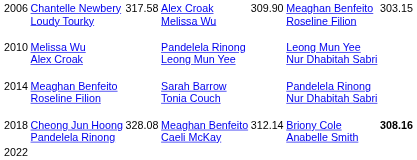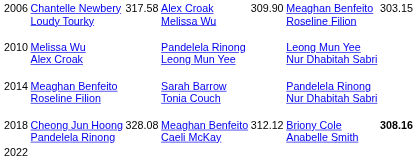(267, 125) 312.14 -> (267, 125) 312.12
